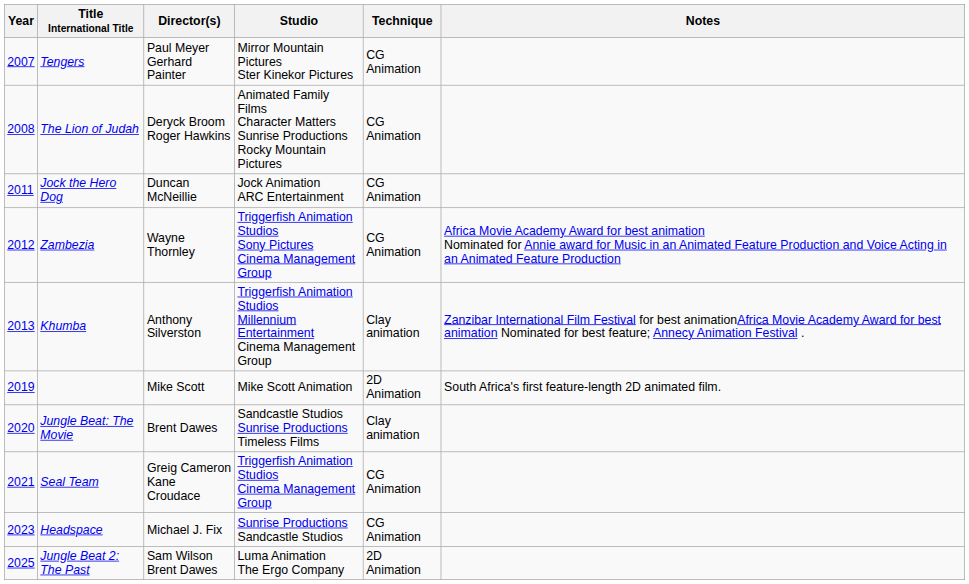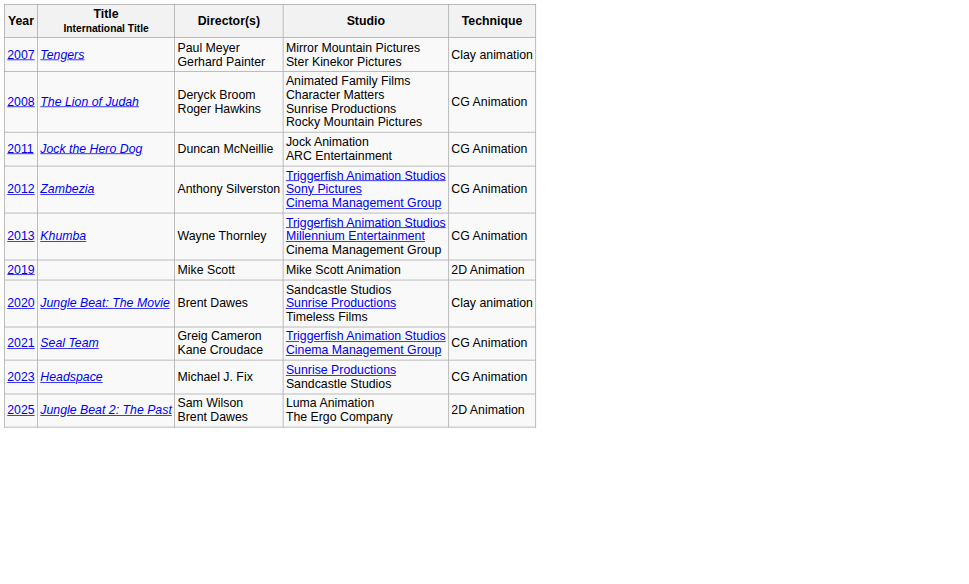- column: (703, 21)
(394, 61) CG Animation -> (492, 54) Clay animation
(171, 244) Wayne Thornley -> (229, 189) Anthony Silverston
(174, 326) Anthony Silverston -> (222, 236) Wayne Thornley
(393, 326) Clay animation -> (489, 236) CG Animation
